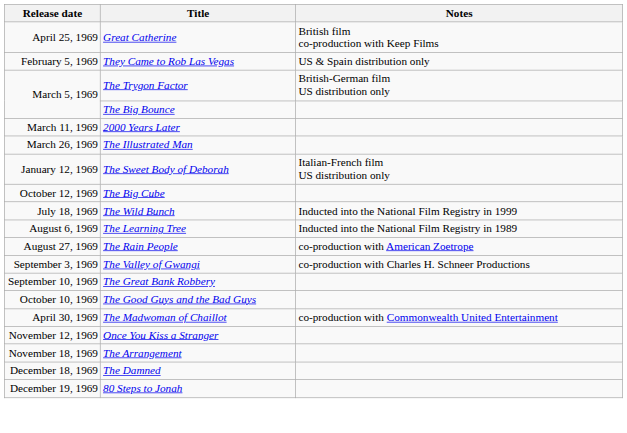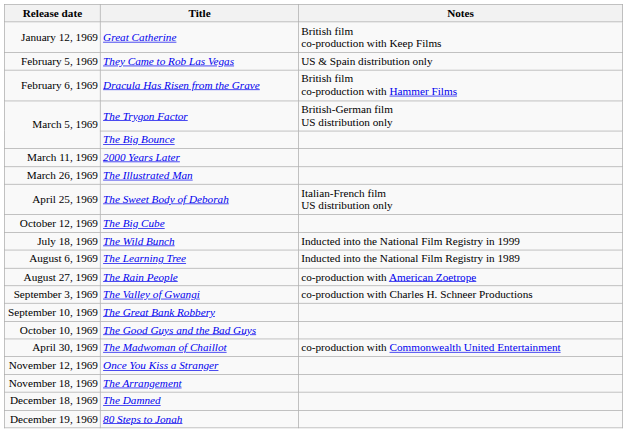(65, 37) April 25, 1969 -> (60, 37) January 12, 1969
+ row: (181, 85)
(60, 169) January 12, 1969 -> (65, 199) April 25, 1969
